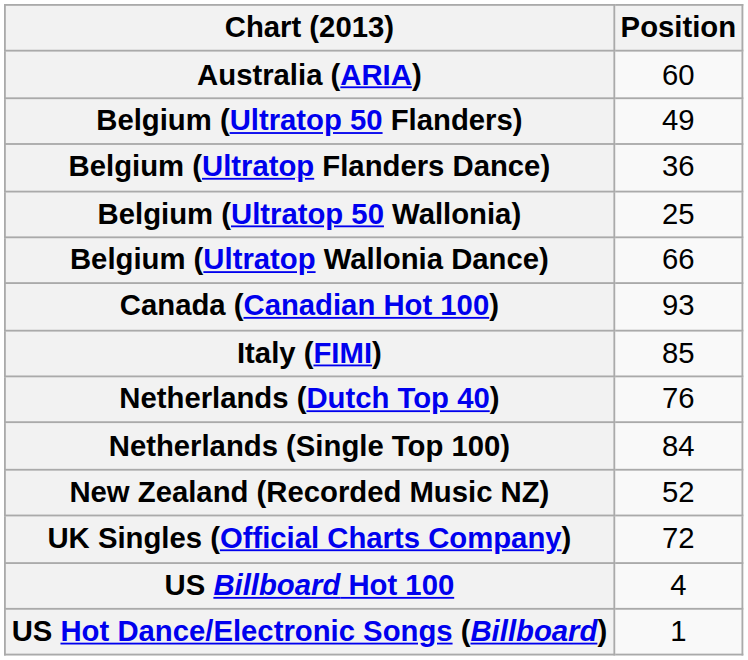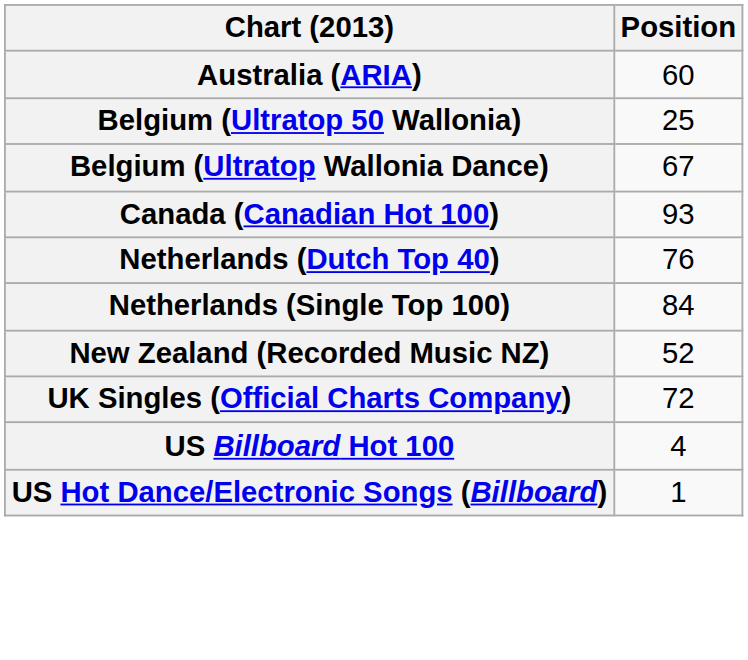- row: (309, 120)
- row: (309, 167)
(678, 259) 66 -> (678, 167) 67
- row: (309, 352)
